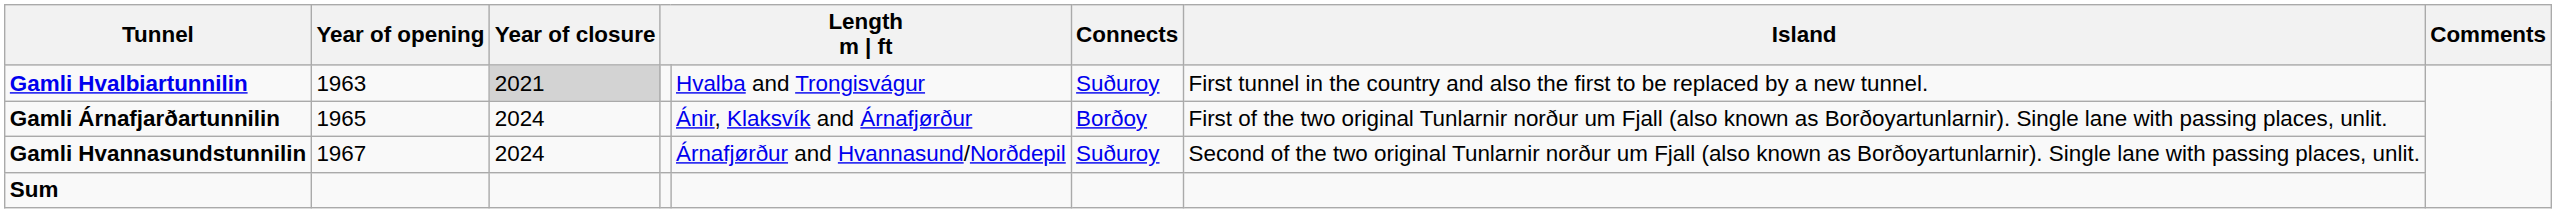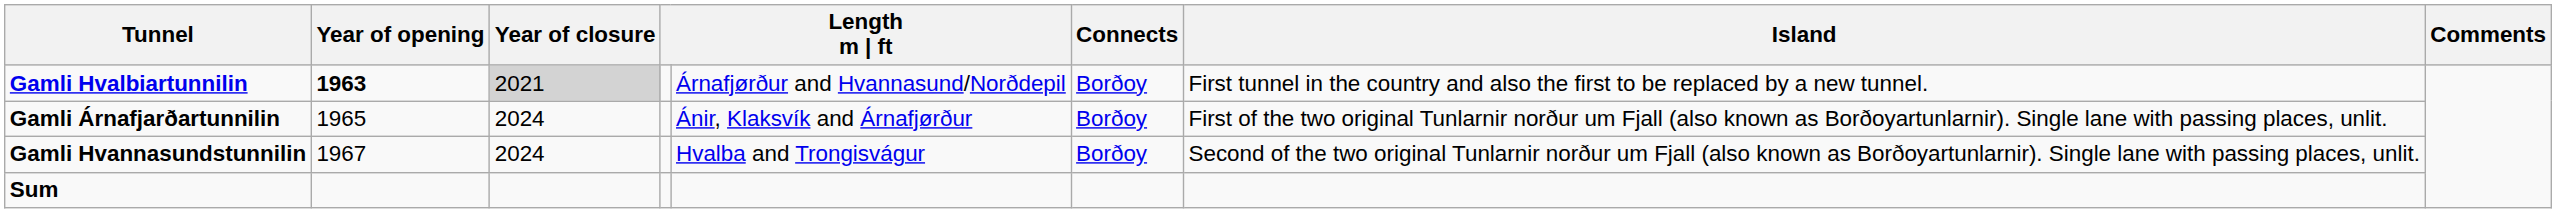(341, 82) normal -> (341, 82) bold
(801, 82) Hvalba and Trongisvágur -> (871, 82) Árnafjørður and Hvannasund/Norðdepil
(1118, 82) Suðuroy -> (1112, 82) Borðoy
(871, 154) Árnafjørður and Hvannasund/Norðdepil -> (801, 154) Hvalba and Trongisvágur
(1118, 154) Suðuroy -> (1112, 154) Borðoy
